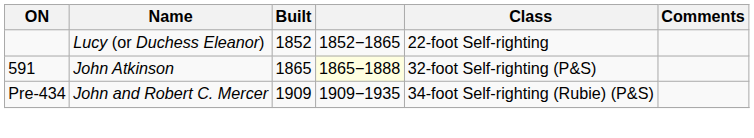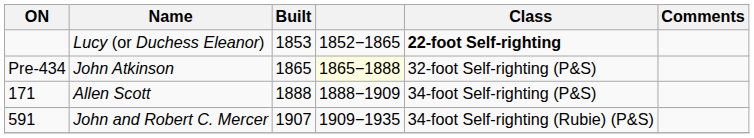(294, 42) 1852 -> (294, 42) 1853
(478, 42) normal -> (484, 42) bold
(22, 68) 591 -> (37, 68) Pre-434
+ row: (112, 94)
(37, 94) Pre-434 -> (22, 119) 591
(294, 94) 1909 -> (294, 119) 1907
